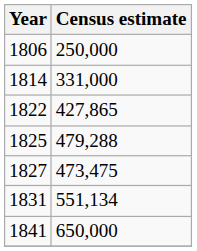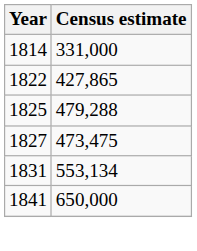- row: (28, 49)
(87, 200) 551,134 -> (87, 170) 553,134
